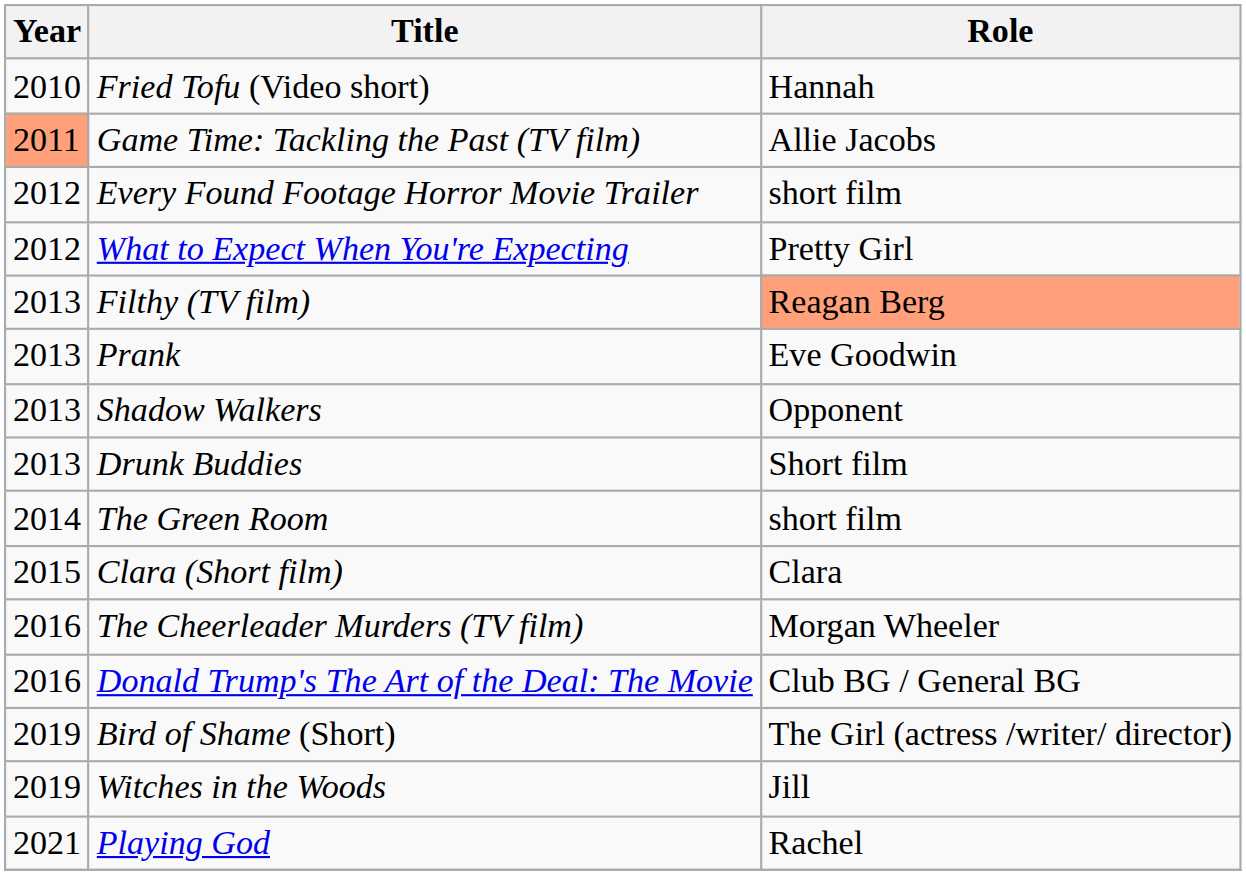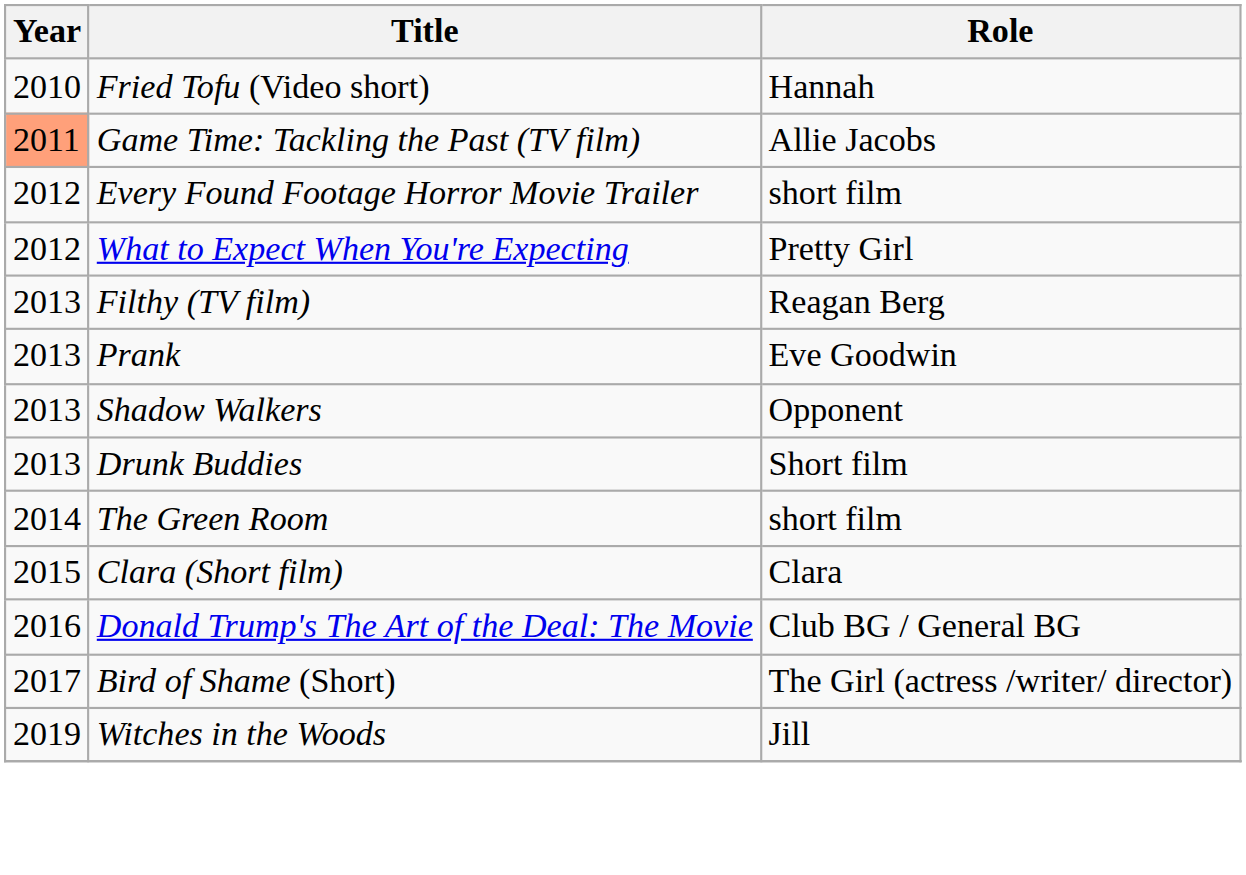(857, 301) lightsalmon background -> (857, 301) no background
- row: (340, 626)
(47, 734) 2019 -> (47, 680) 2017
- row: (183, 842)
